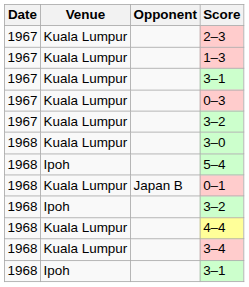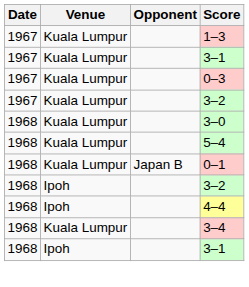- row: (22, 36)
(57, 164) Ipoh -> (85, 143) Kuala Lumpur
(85, 228) Kuala Lumpur -> (57, 206) Ipoh
